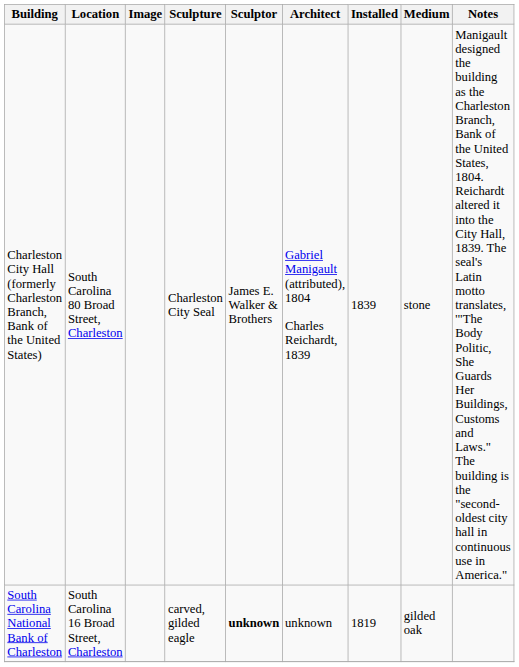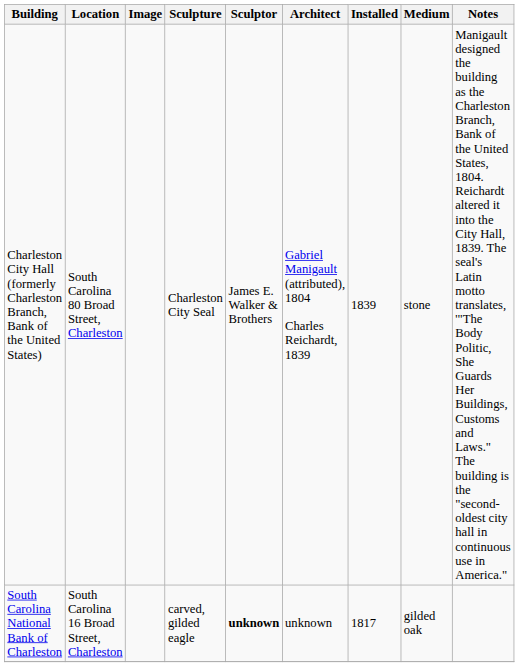(364, 623) 1819 -> (364, 623) 1817
